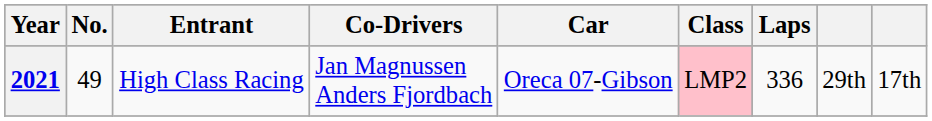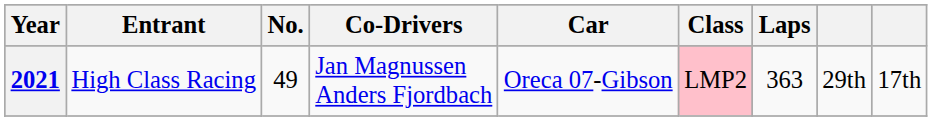columns swapped: (211, 25) <-> (90, 25)
(785, 80) 336 -> (785, 80) 363
